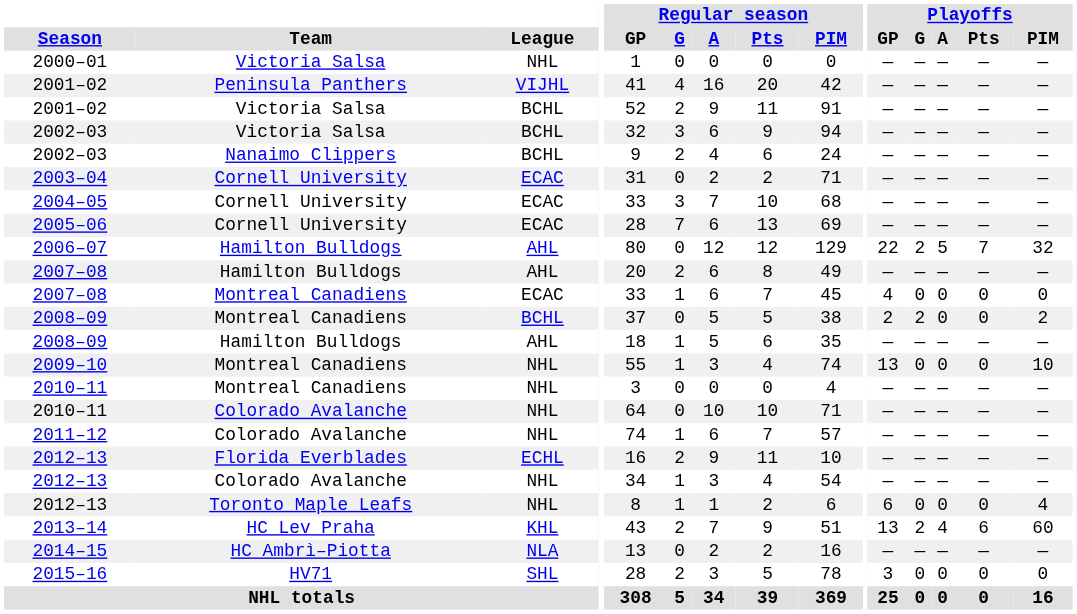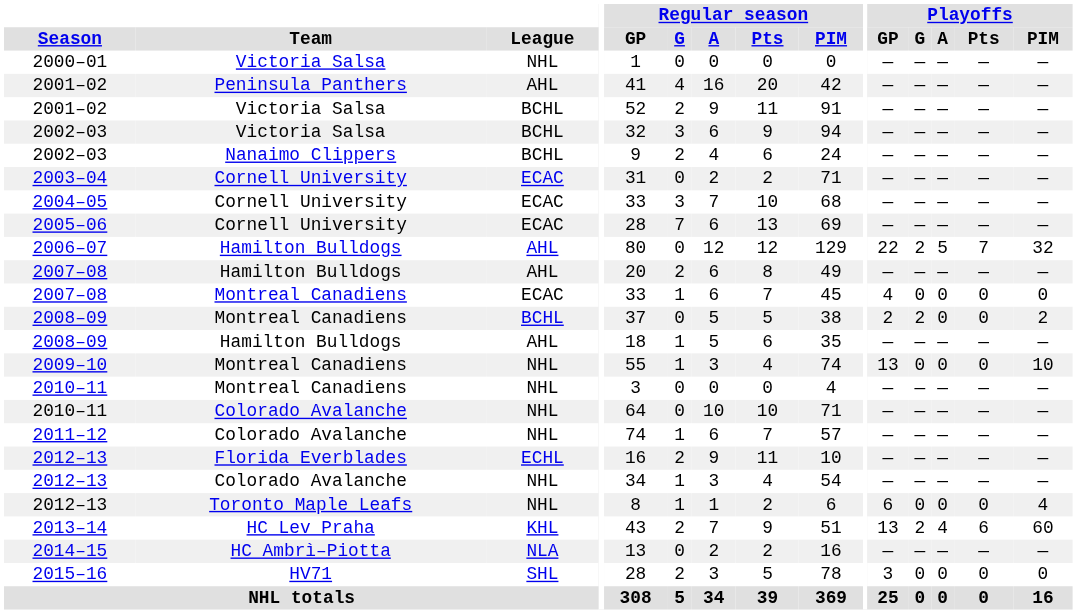(542, 86) VIJHL -> (542, 86) AHL
